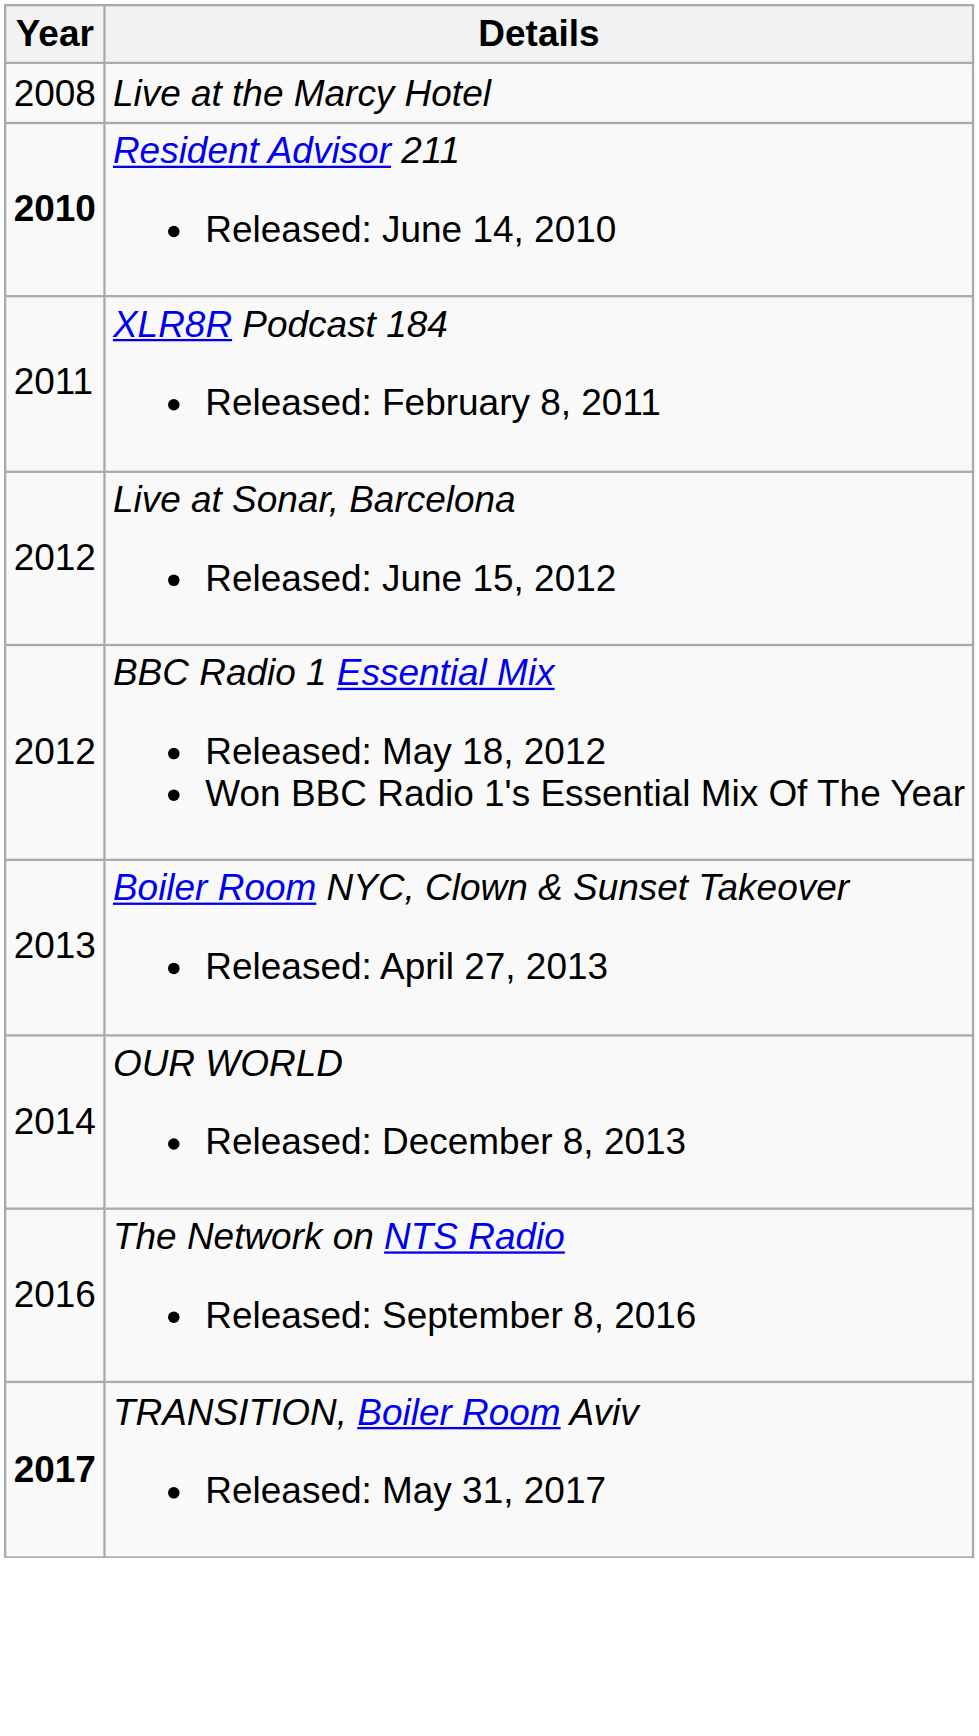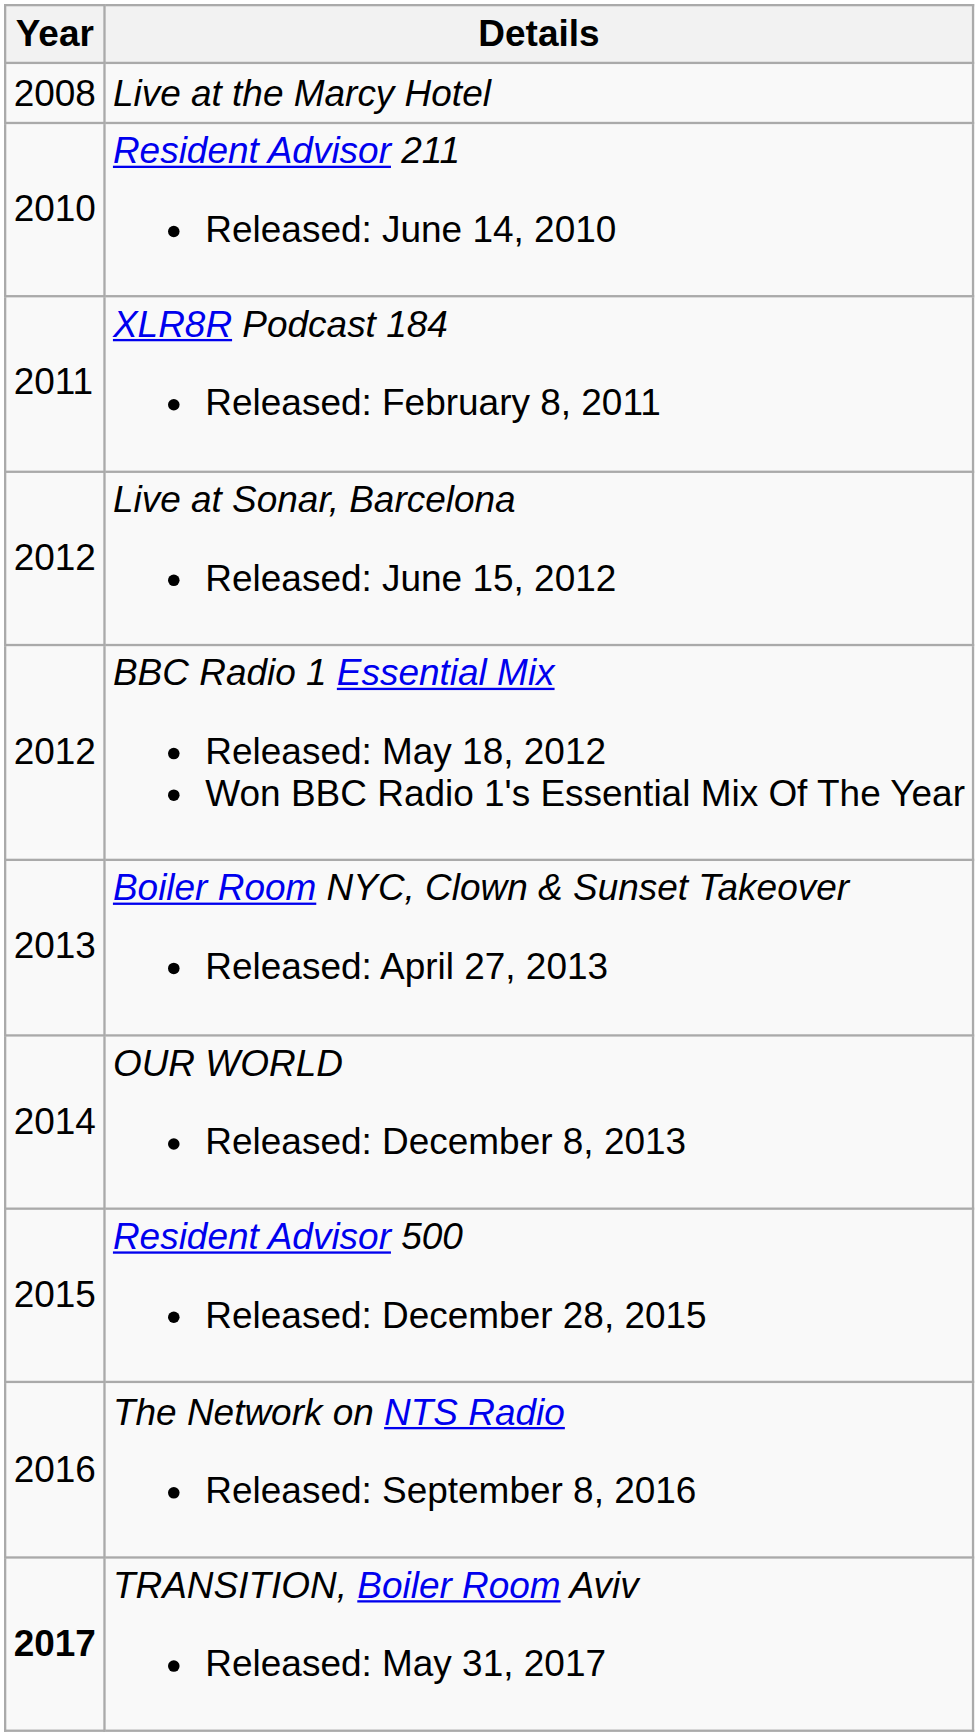(55, 208) bold -> (55, 208) normal
+ row: (539, 1277)
